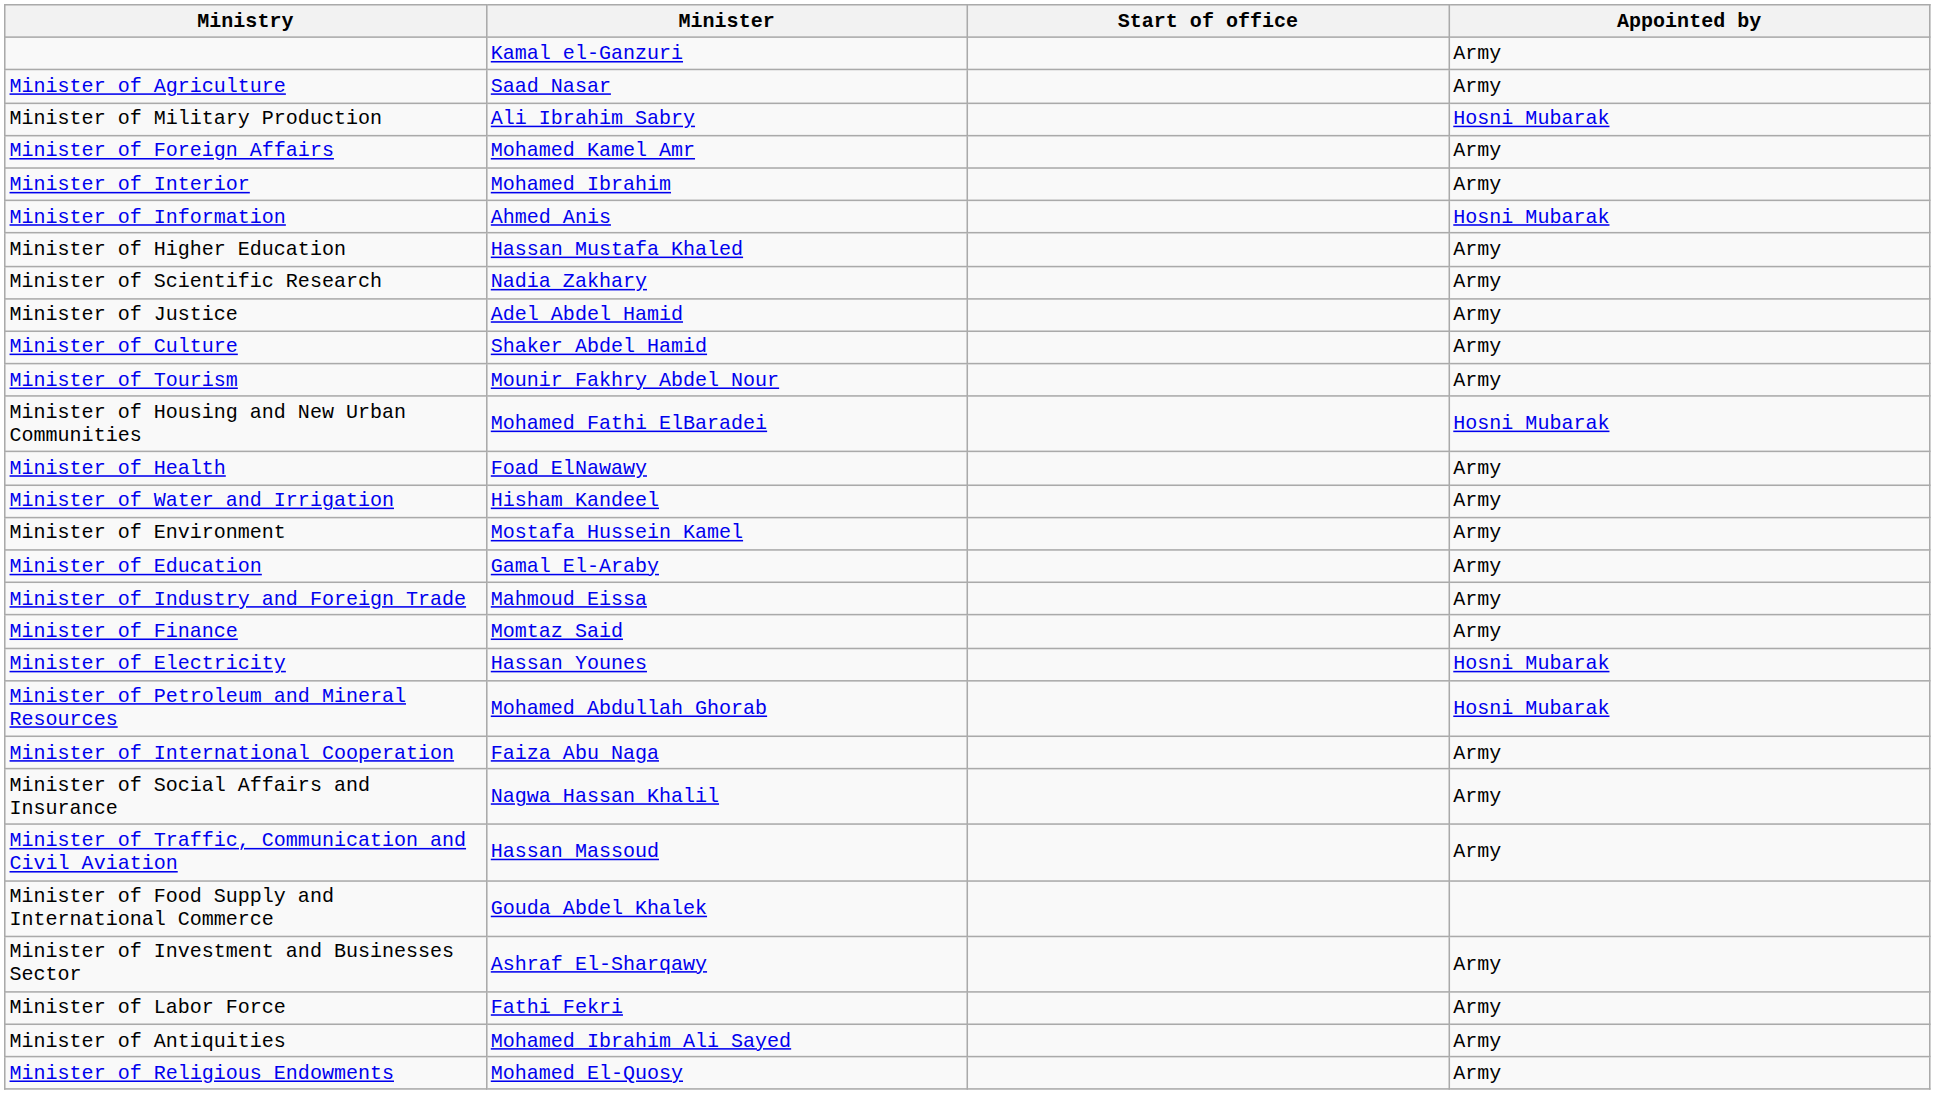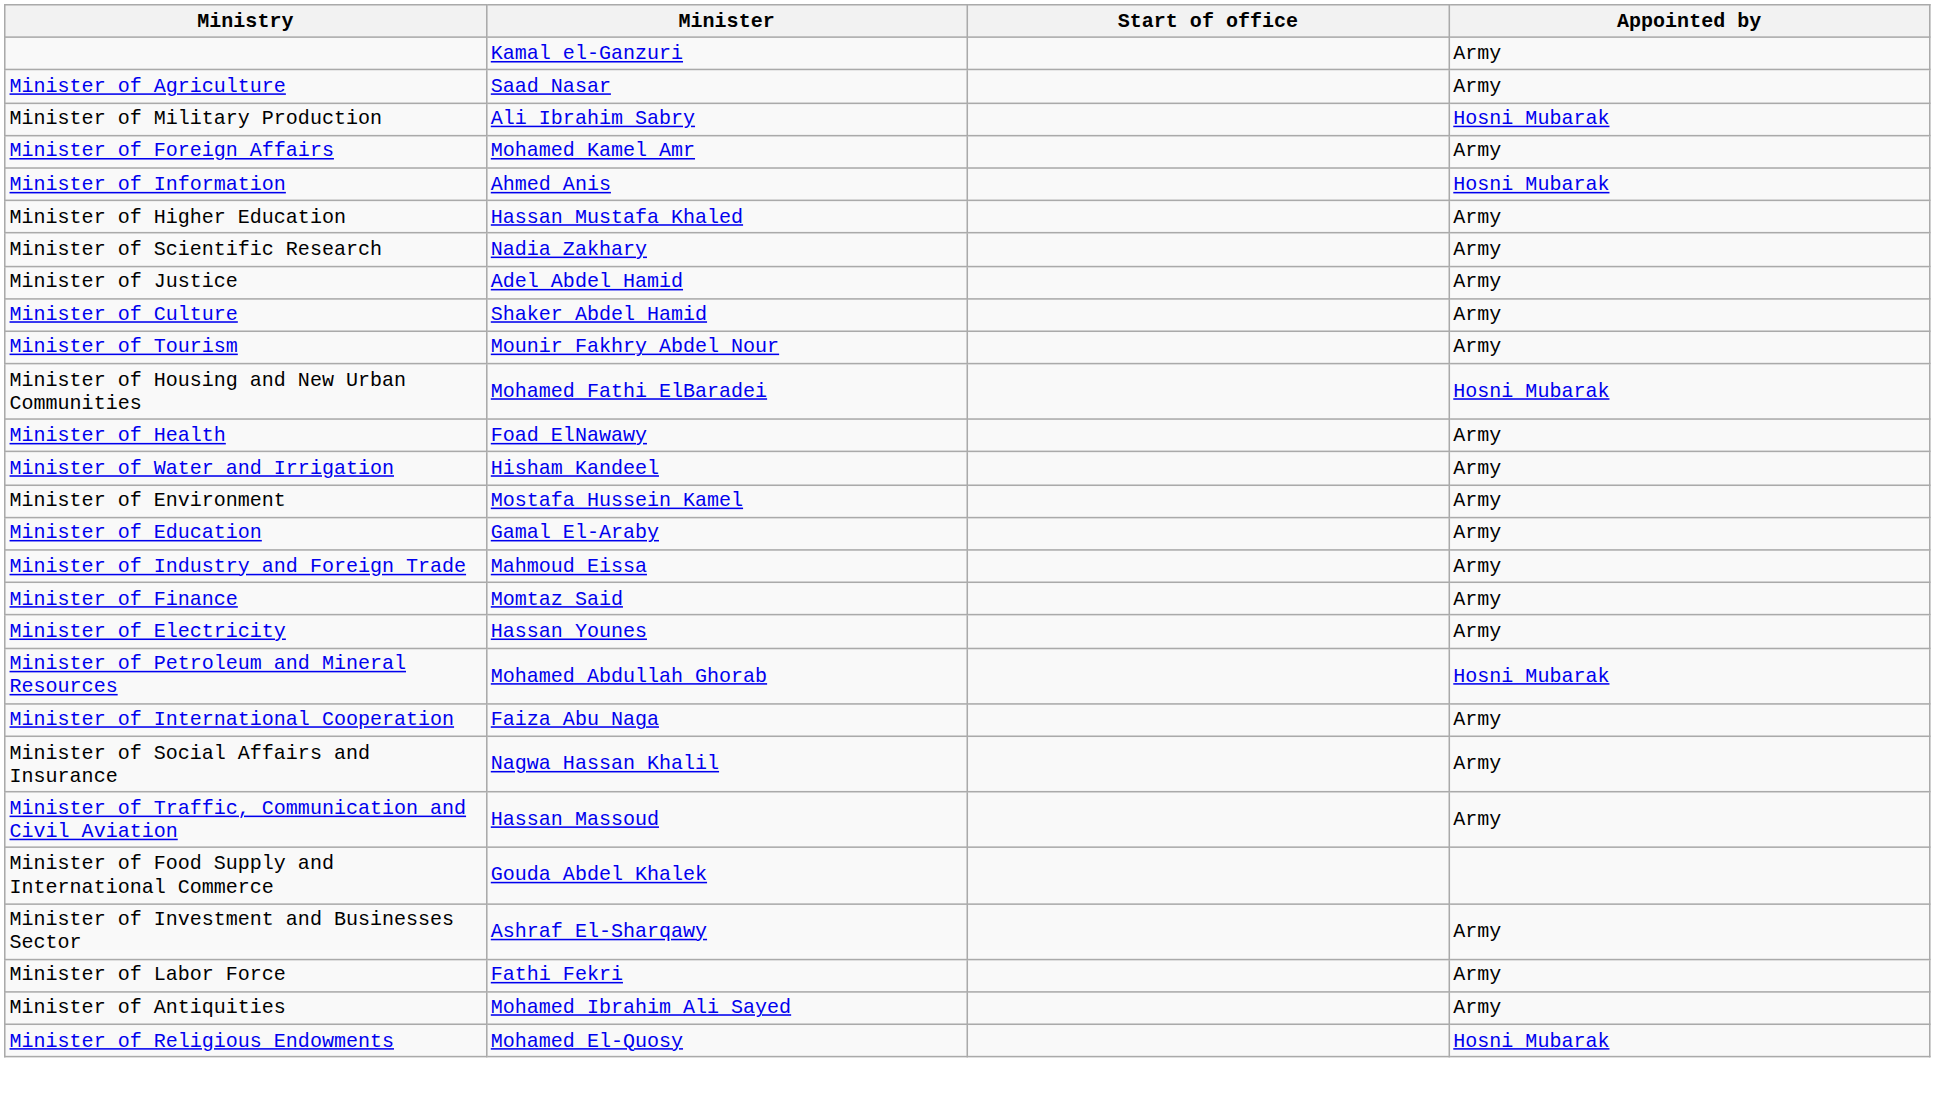- row: (130, 184)
(1531, 664) Hosni Mubarak -> (1477, 632) Army
(1477, 1073) Army -> (1531, 1041) Hosni Mubarak
